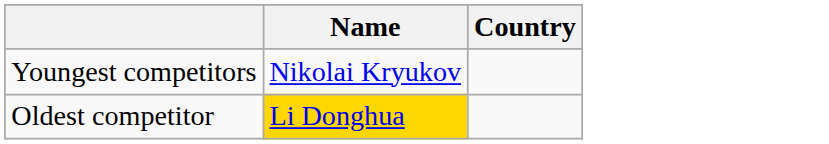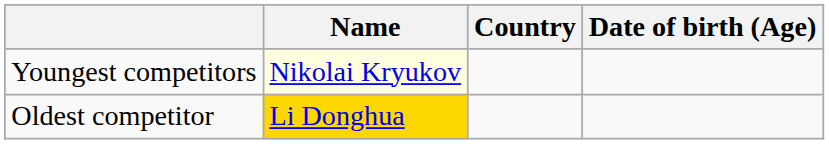+ column: (703, 26)
(365, 71) no background -> (365, 71) lightyellow background
